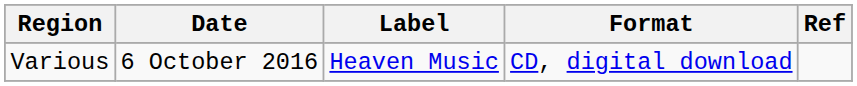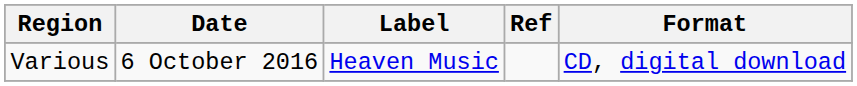columns swapped: (651, 24) <-> (825, 24)
